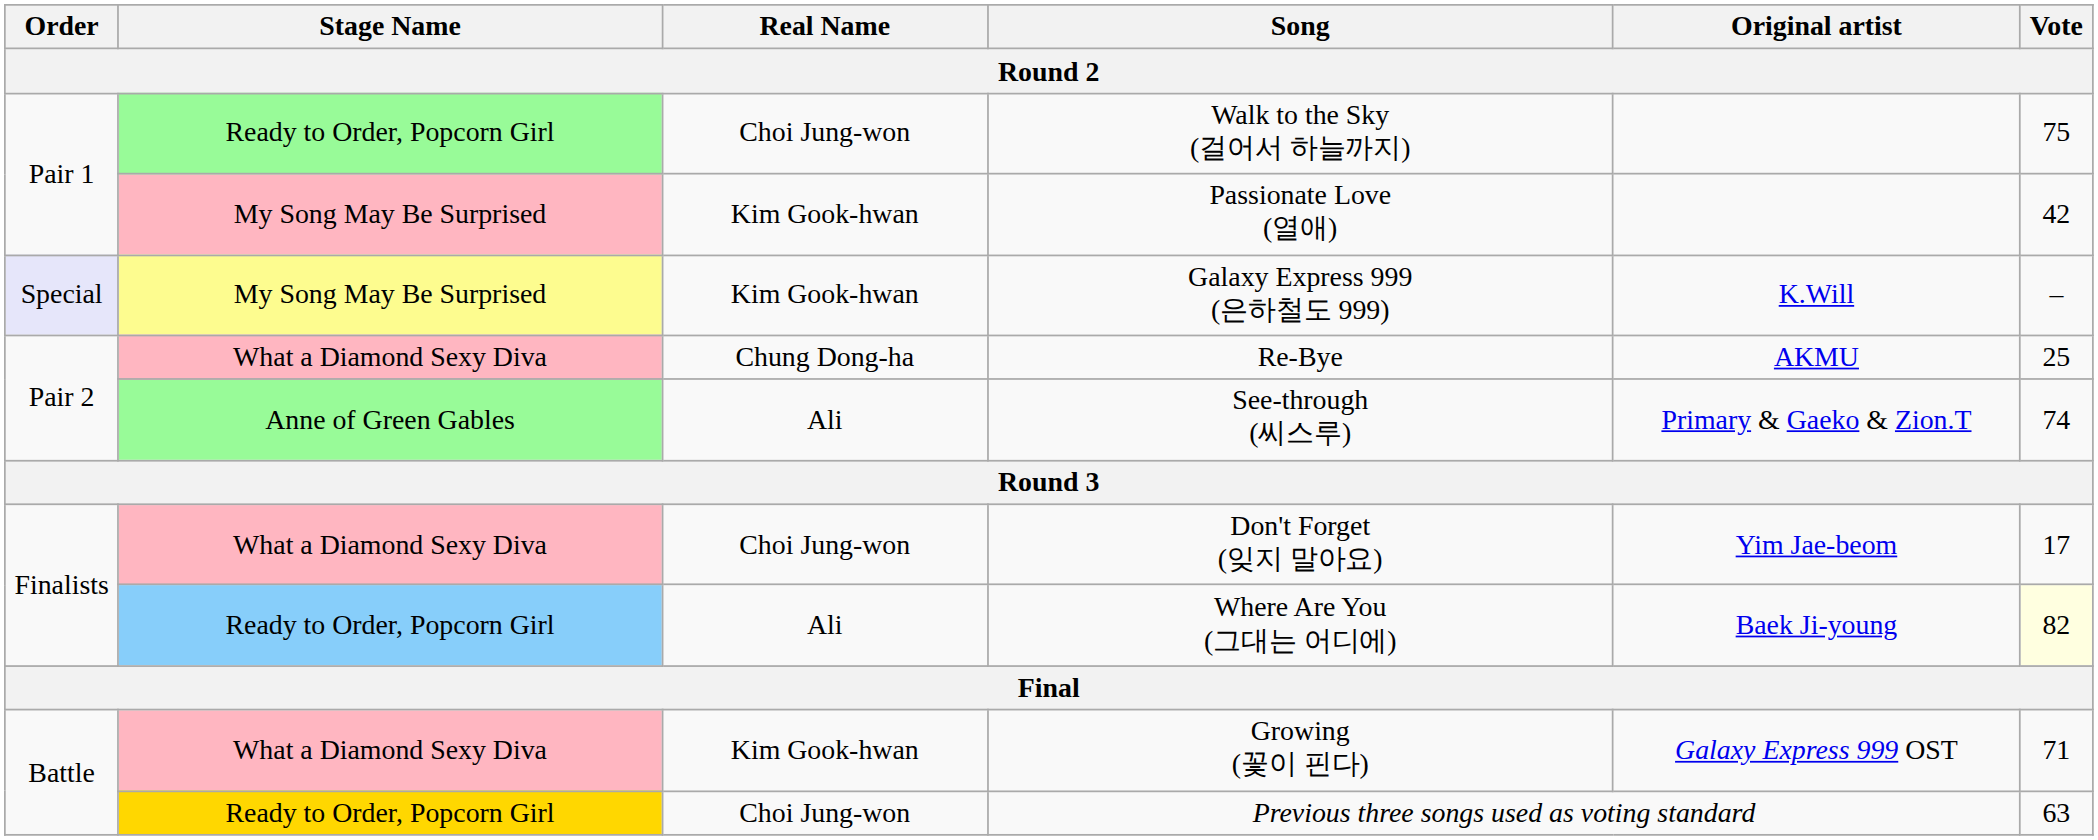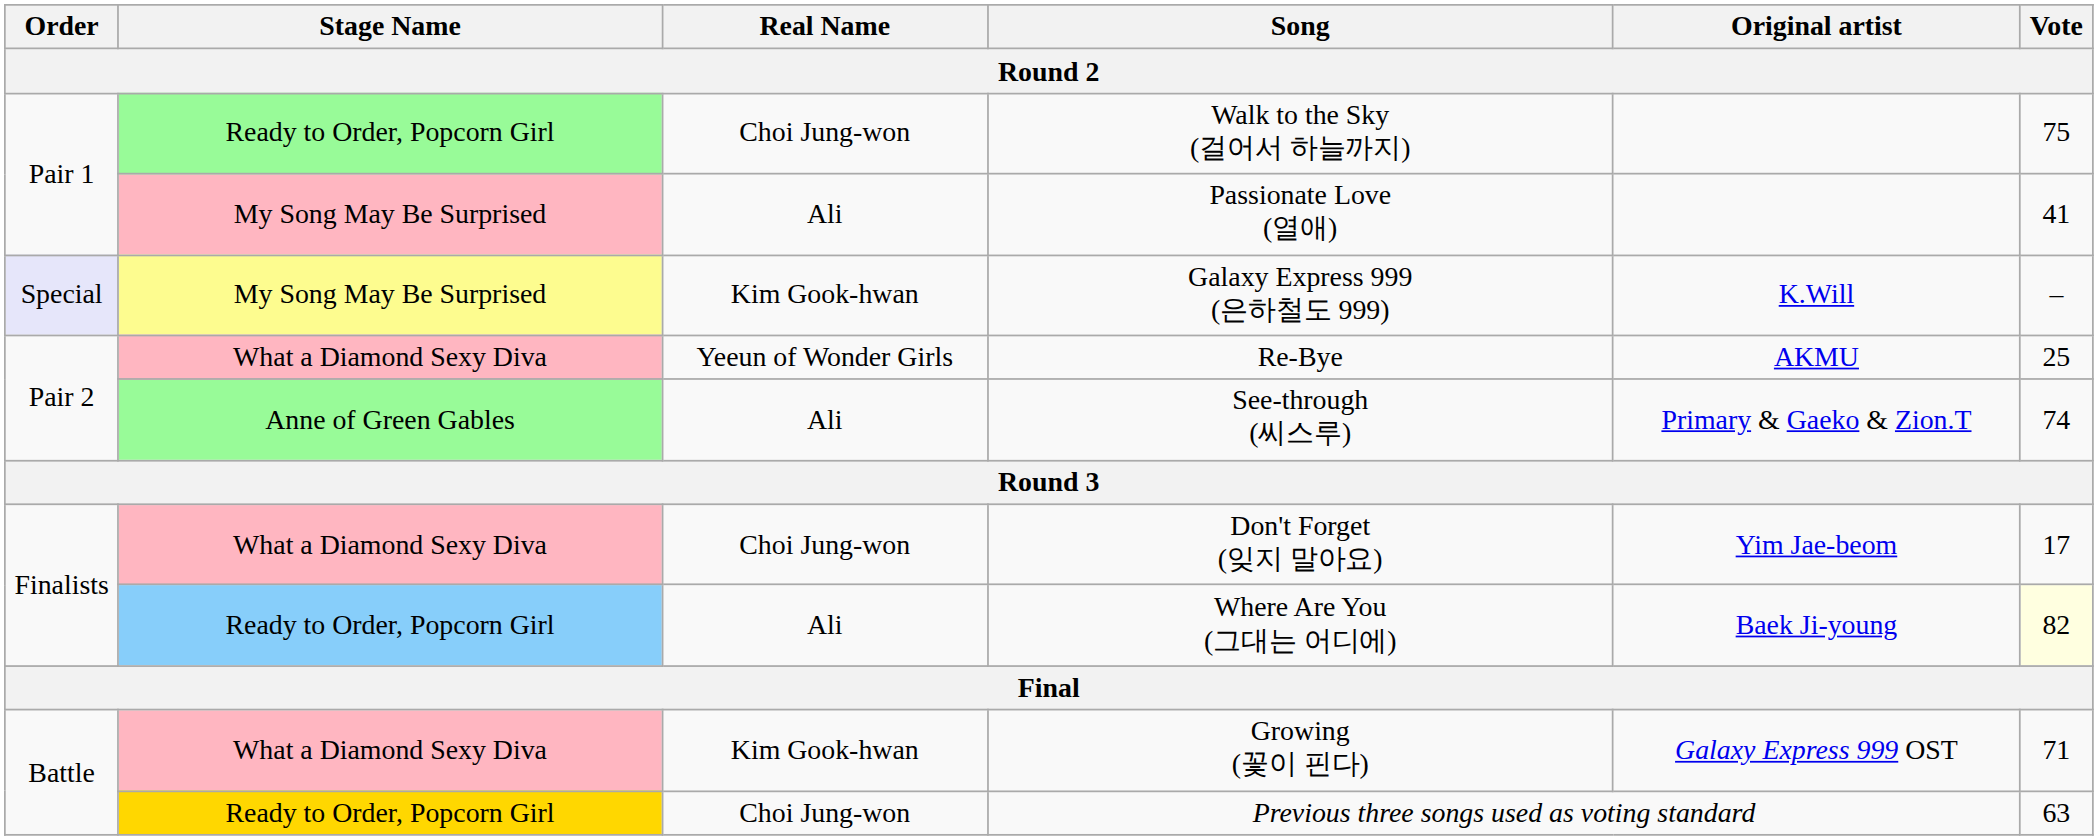(825, 213) Kim Gook-hwan -> (825, 213) Ali
(2056, 213) 42 -> (2056, 213) 41
(825, 356) Chung Dong-ha -> (825, 356) Yeeun of Wonder Girls
